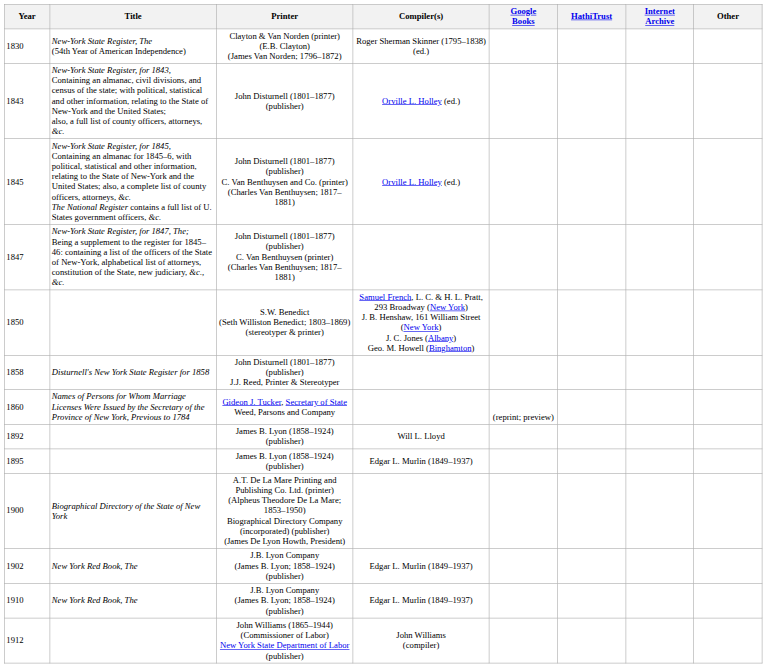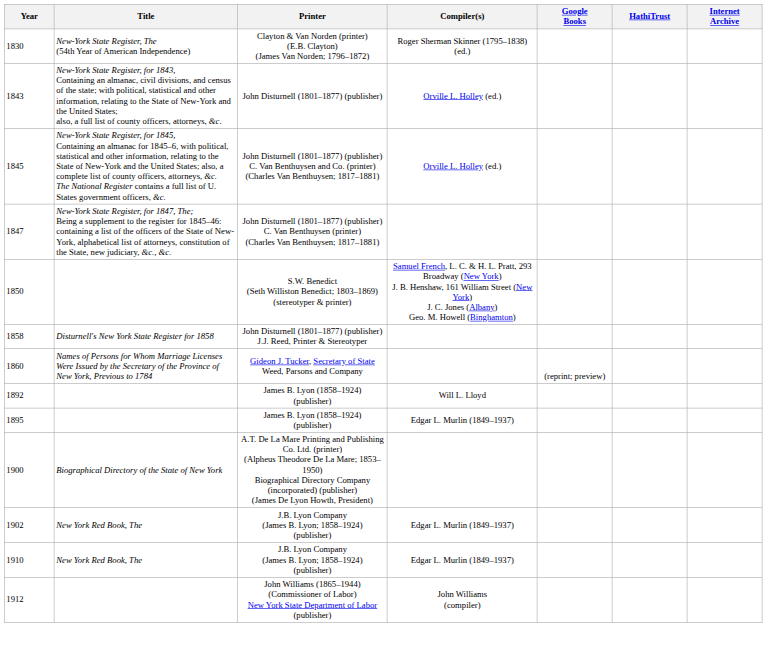- column: (728, 17)
